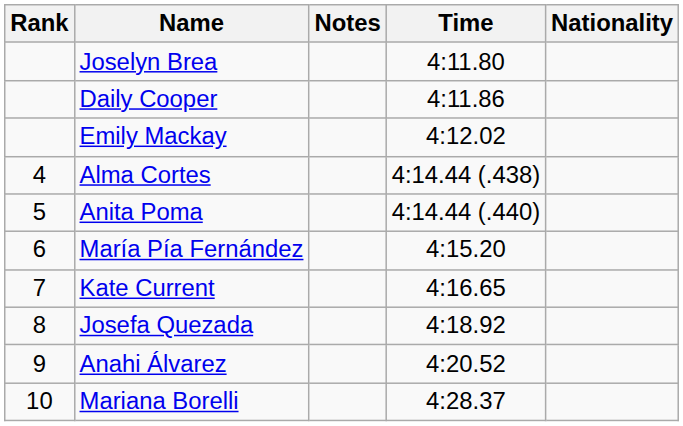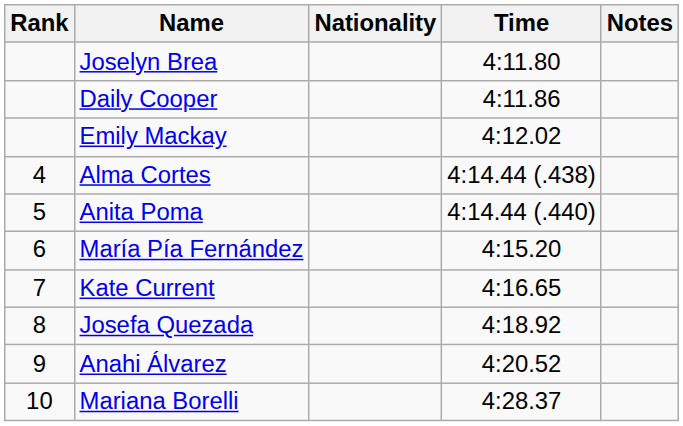columns swapped: (612, 23) <-> (348, 23)
